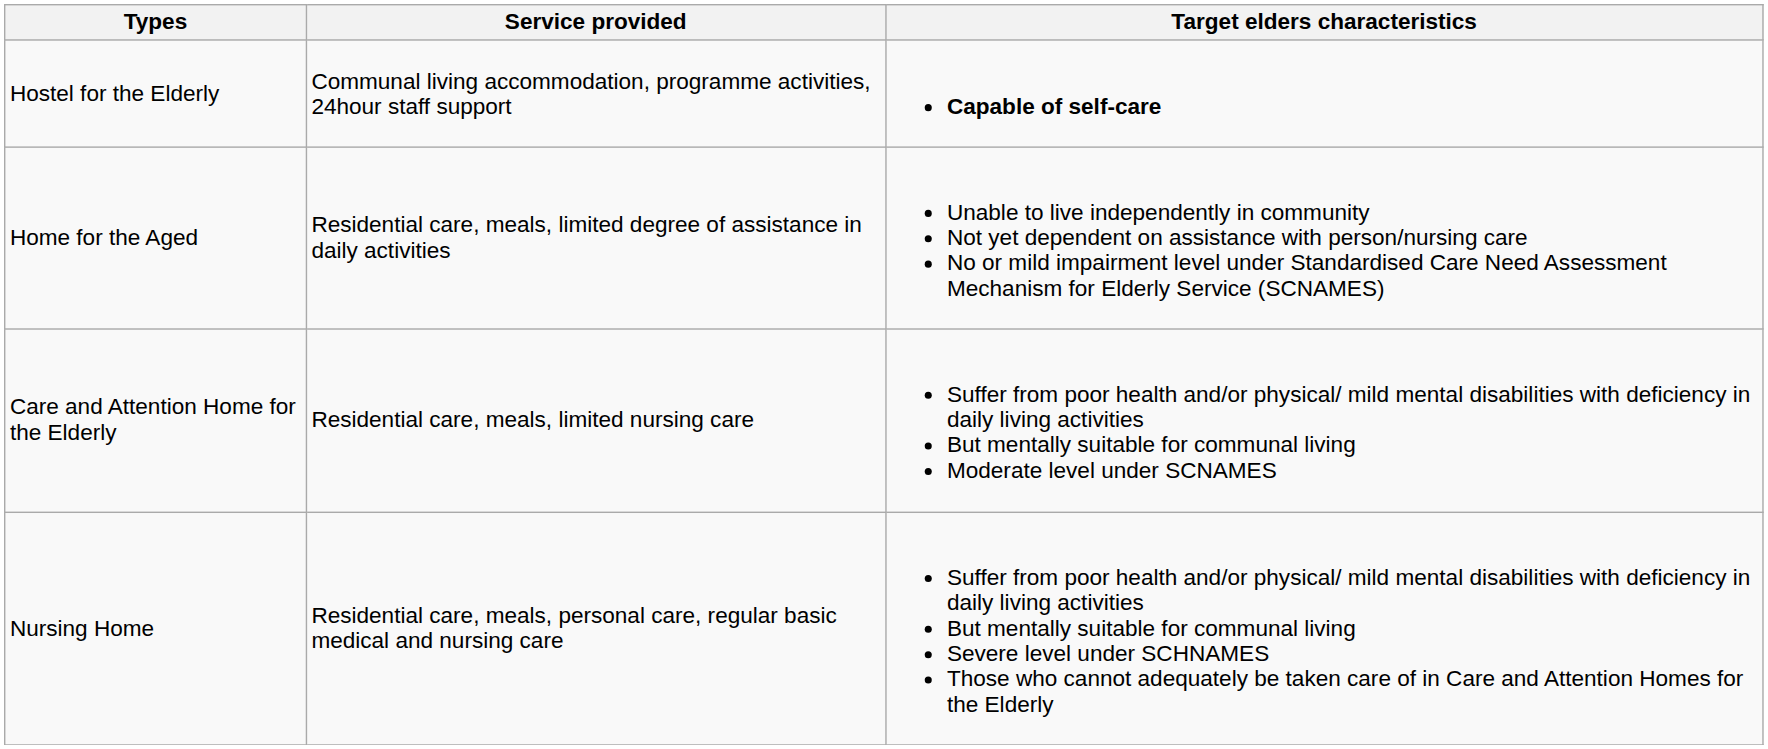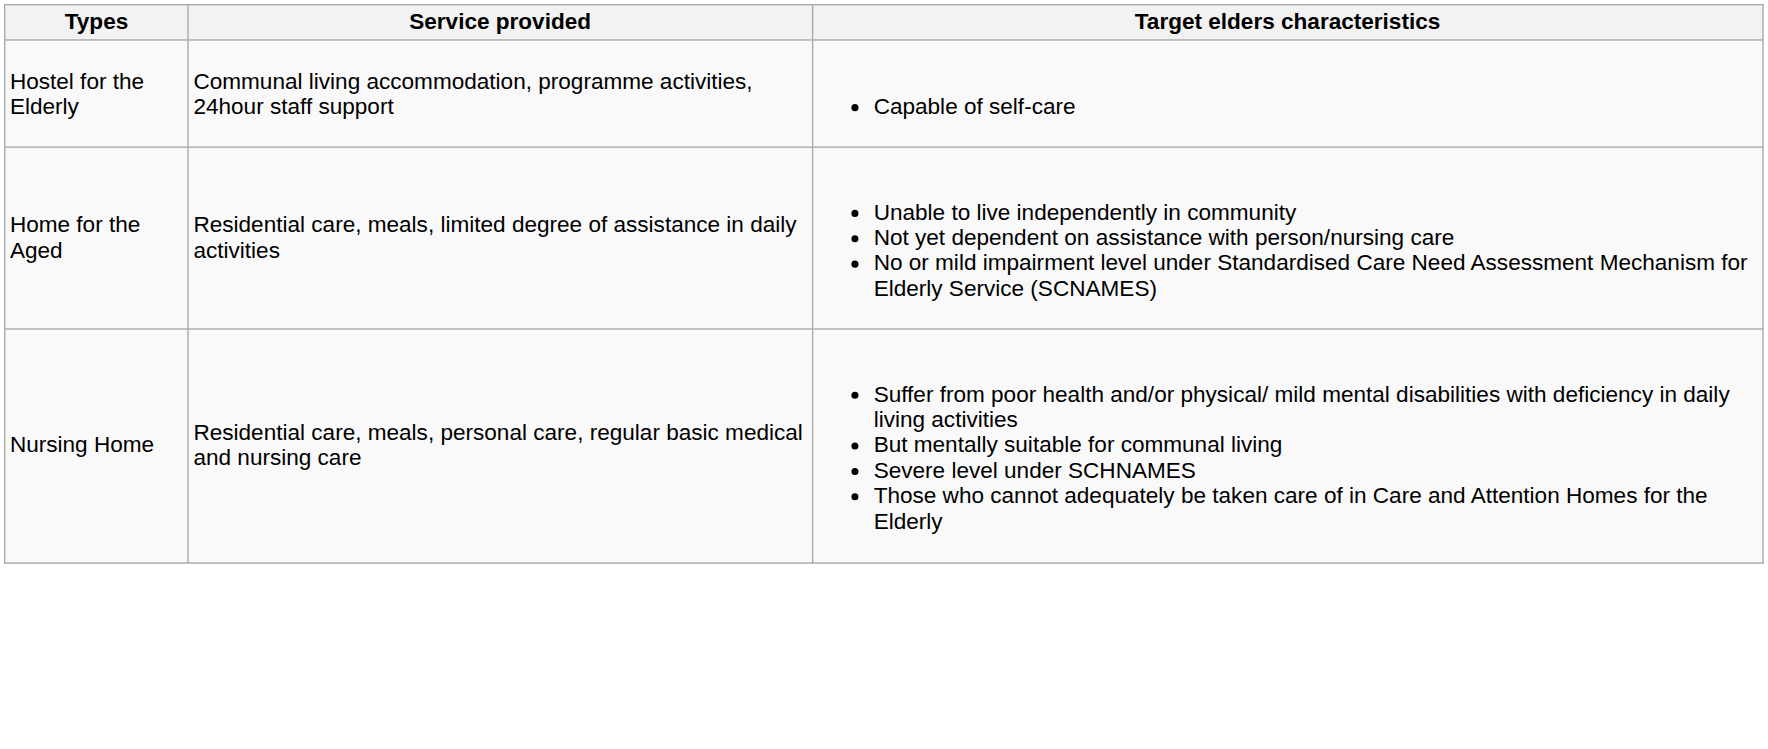(1324, 106) bold -> (1288, 106) normal
- row: (153, 420)
